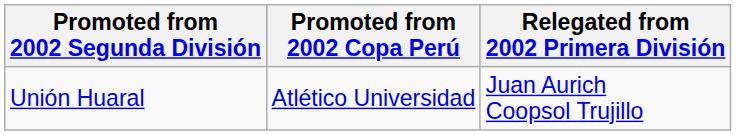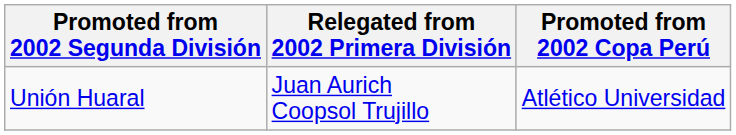columns swapped: (373, 35) <-> (606, 35)
